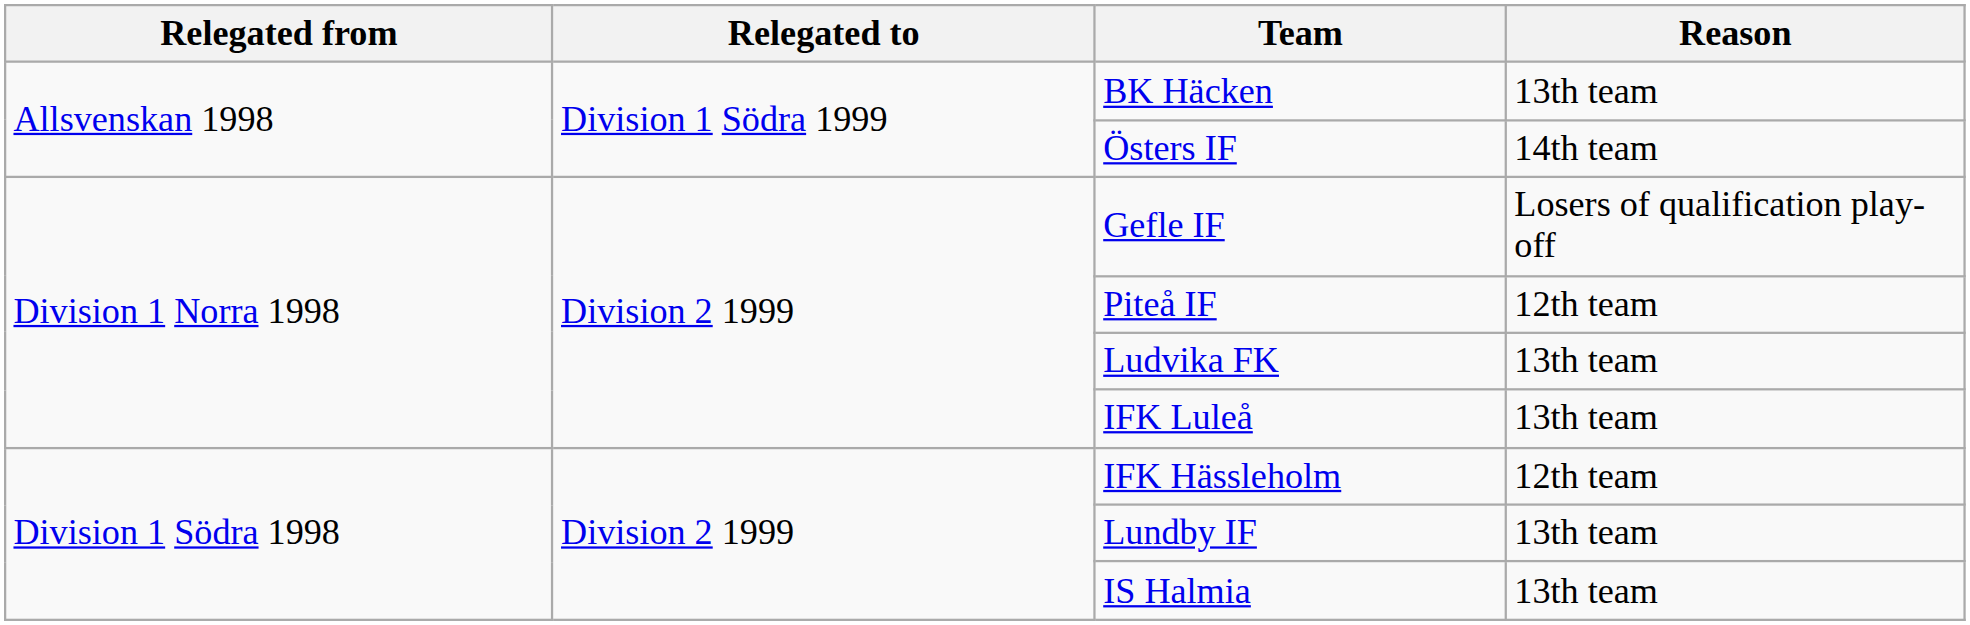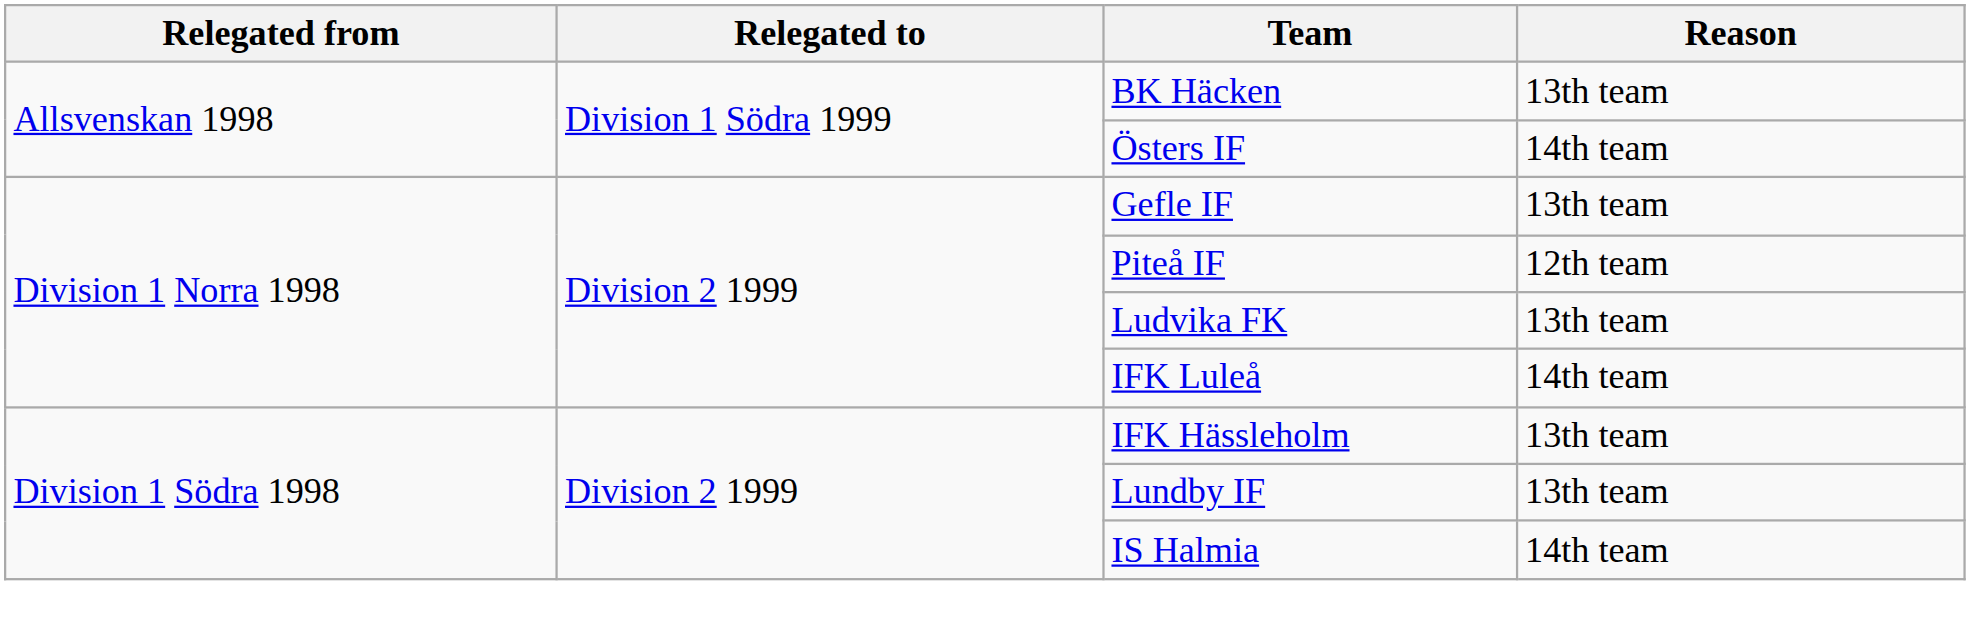(1720, 225) Losers of qualification play-off -> (1597, 205) 13th team
(1586, 417) 13th team -> (1597, 377) 14th team
(1586, 475) 12th team -> (1597, 434) 13th team
(1586, 589) 13th team -> (1597, 549) 14th team
